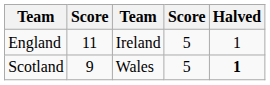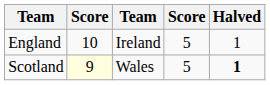(90, 42) 11 -> (90, 42) 10
(90, 67) no background -> (90, 67) lightyellow background
